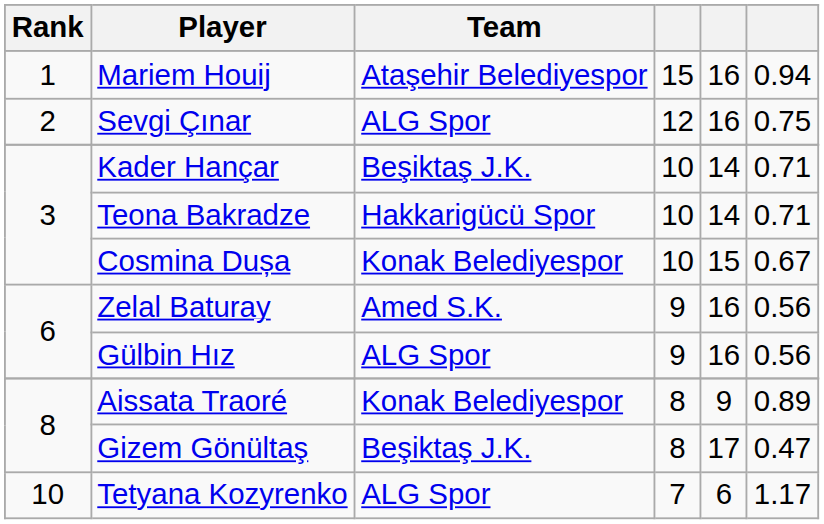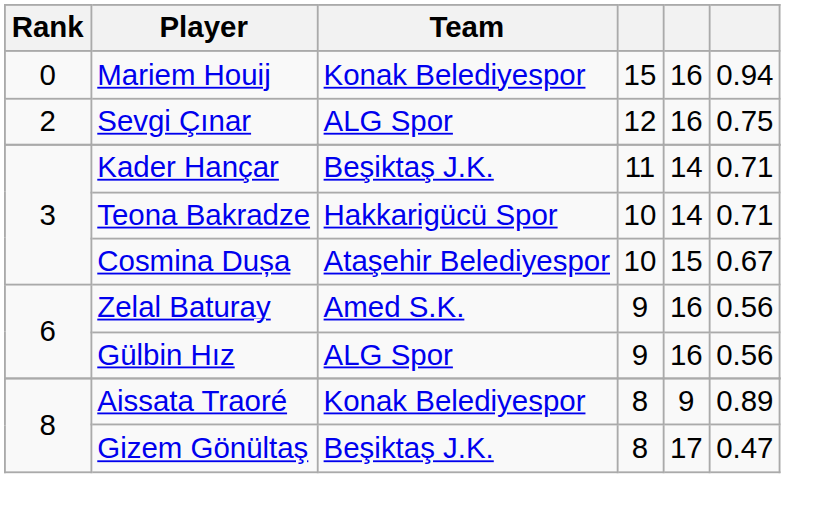(48, 74) 1 -> (48, 74) 0
(504, 74) Ataşehir Belediyespor -> (455, 74) Konak Belediyespor
(678, 167) 10 -> (640, 167) 11
(492, 261) Konak Belediyespor -> (467, 261) Ataşehir Belediyespor
- row: (222, 494)
